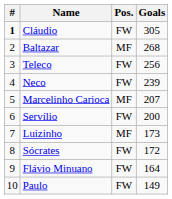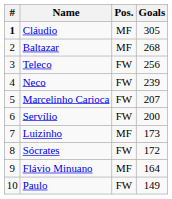(124, 30) FW -> (124, 30) MF
(124, 99) MF -> (124, 99) FW
(124, 168) FW -> (124, 168) MF
